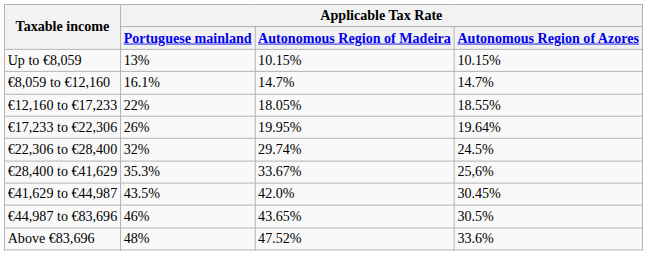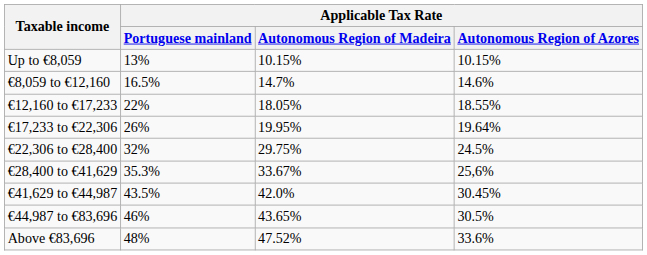(142, 82) 16.1% -> (142, 82) 16.5%
(476, 82) 14.7% -> (476, 82) 14.6%
(280, 149) 29.74% -> (280, 149) 29.75%
